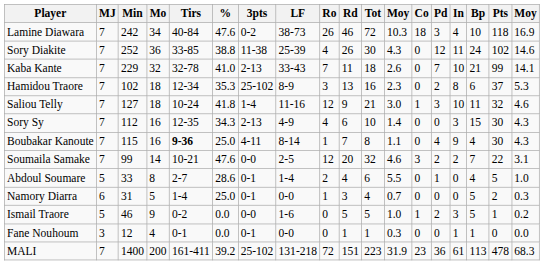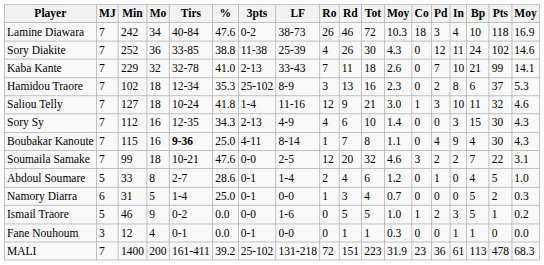(155, 159) 14 -> (155, 159) 18
(394, 178) 5.5 -> (394, 178) 1.2
